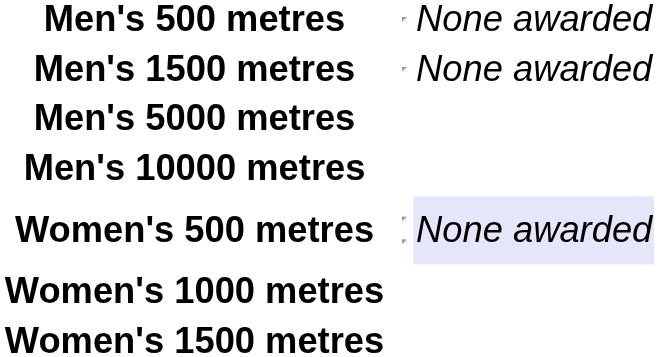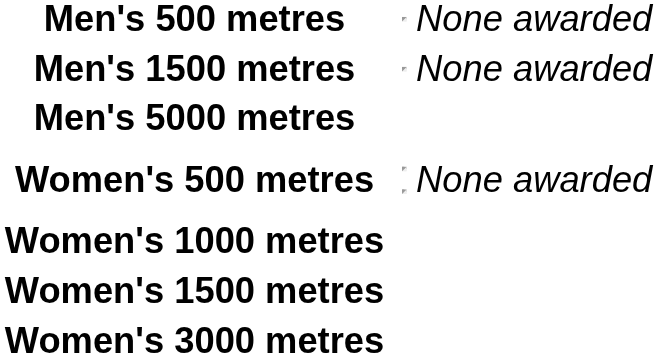- row: (195, 168)
(534, 229) lavender background -> (534, 179) no background
+ row: (195, 340)
